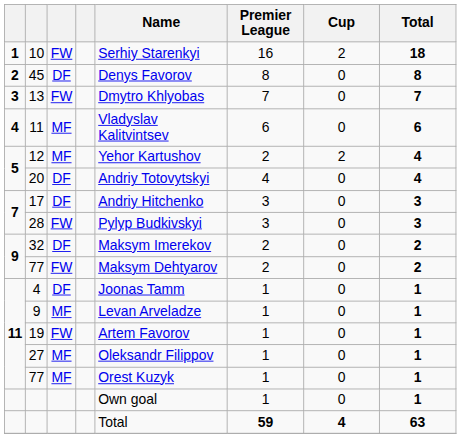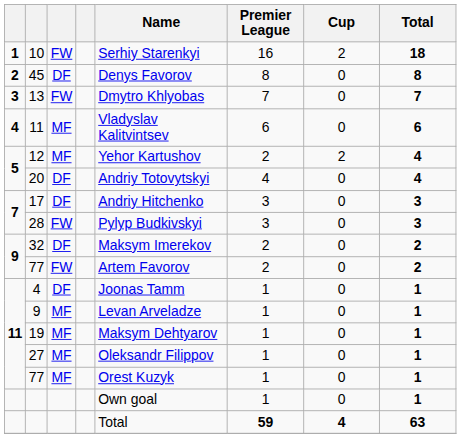(158, 267) Maksym Dehtyarov -> (144, 267) Artem Favorov
(62, 333) FW -> (61, 333) MF
(144, 333) Artem Favorov -> (158, 333) Maksym Dehtyarov
